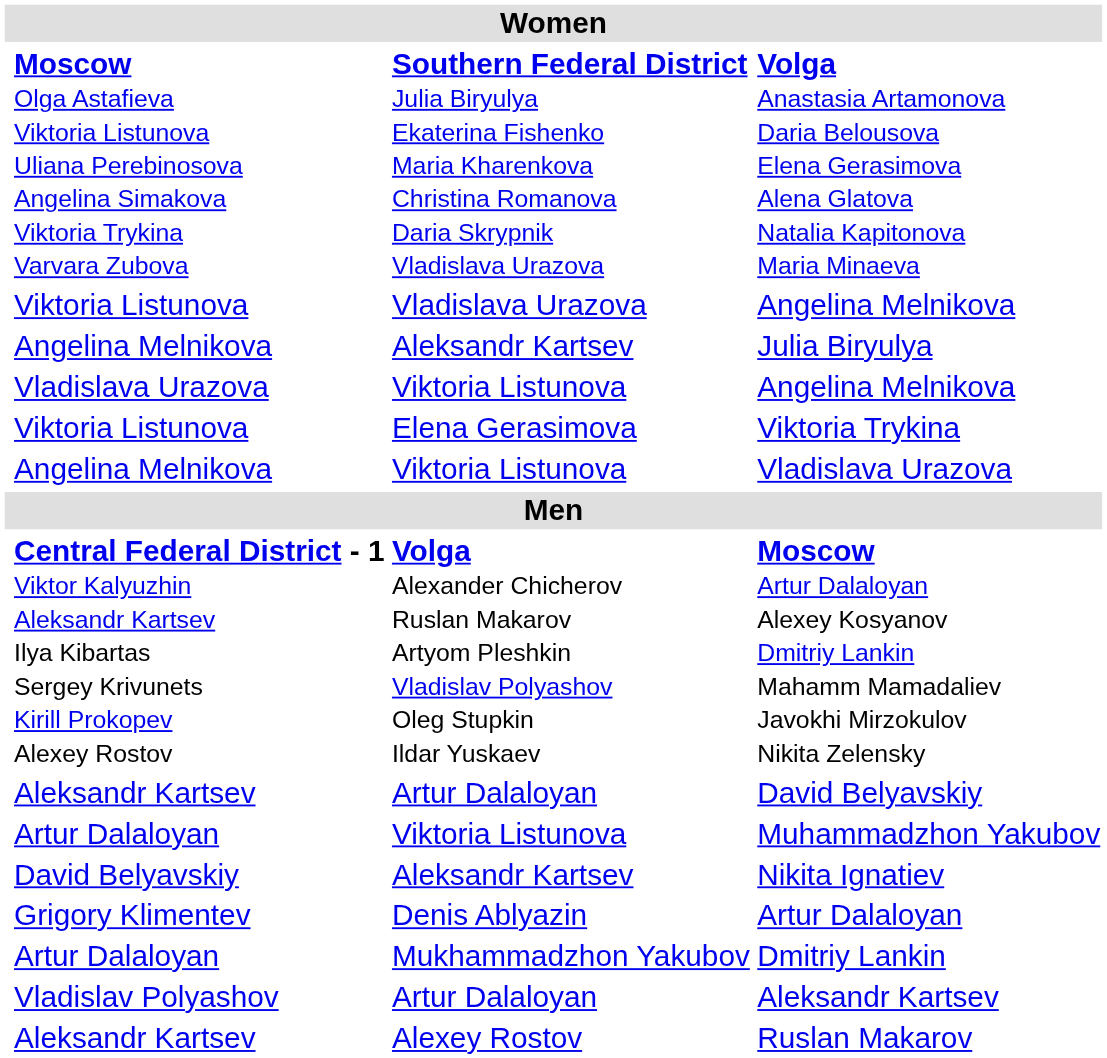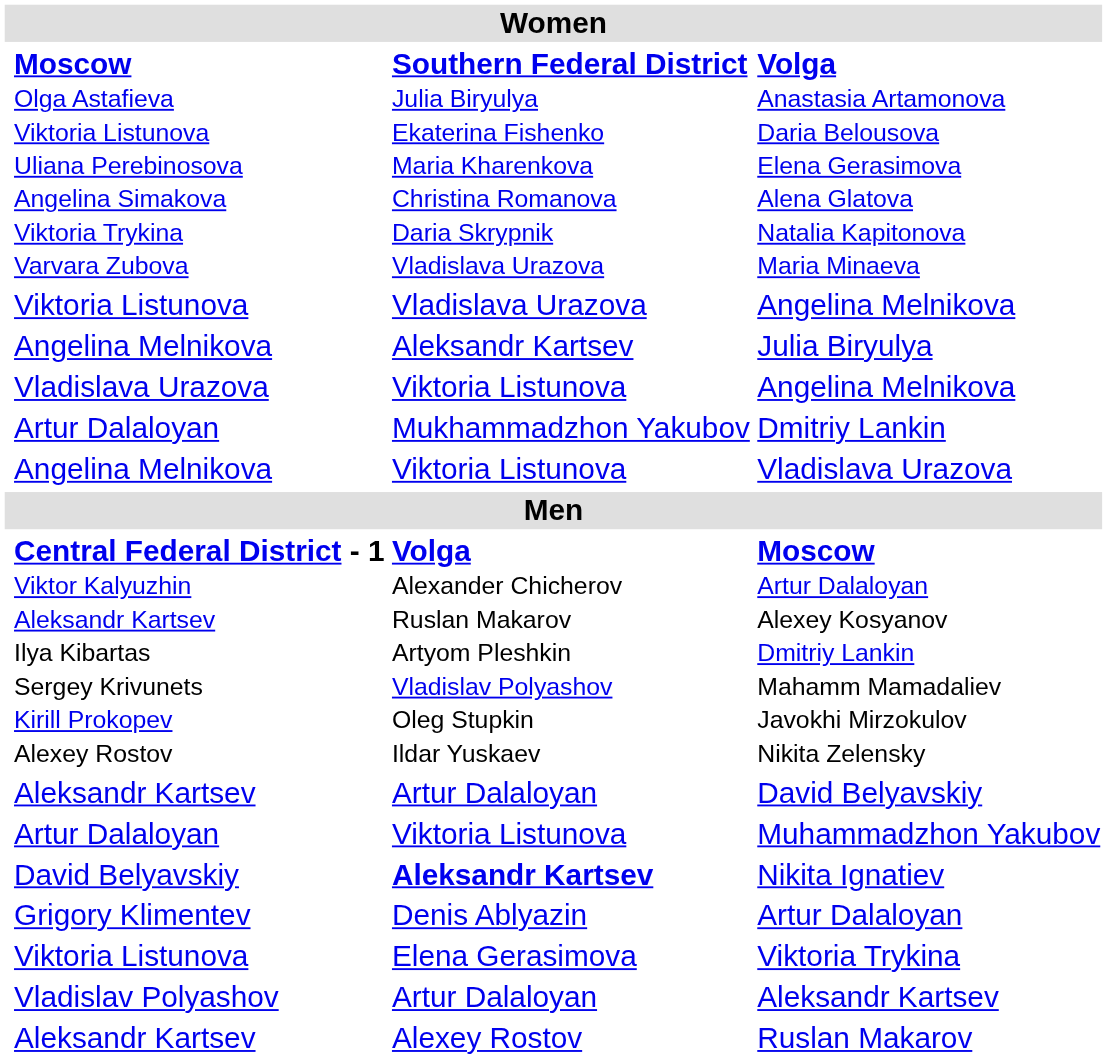rows swapped: (131, 428) <-> (117, 956)
(513, 874) normal -> (523, 874) bold
